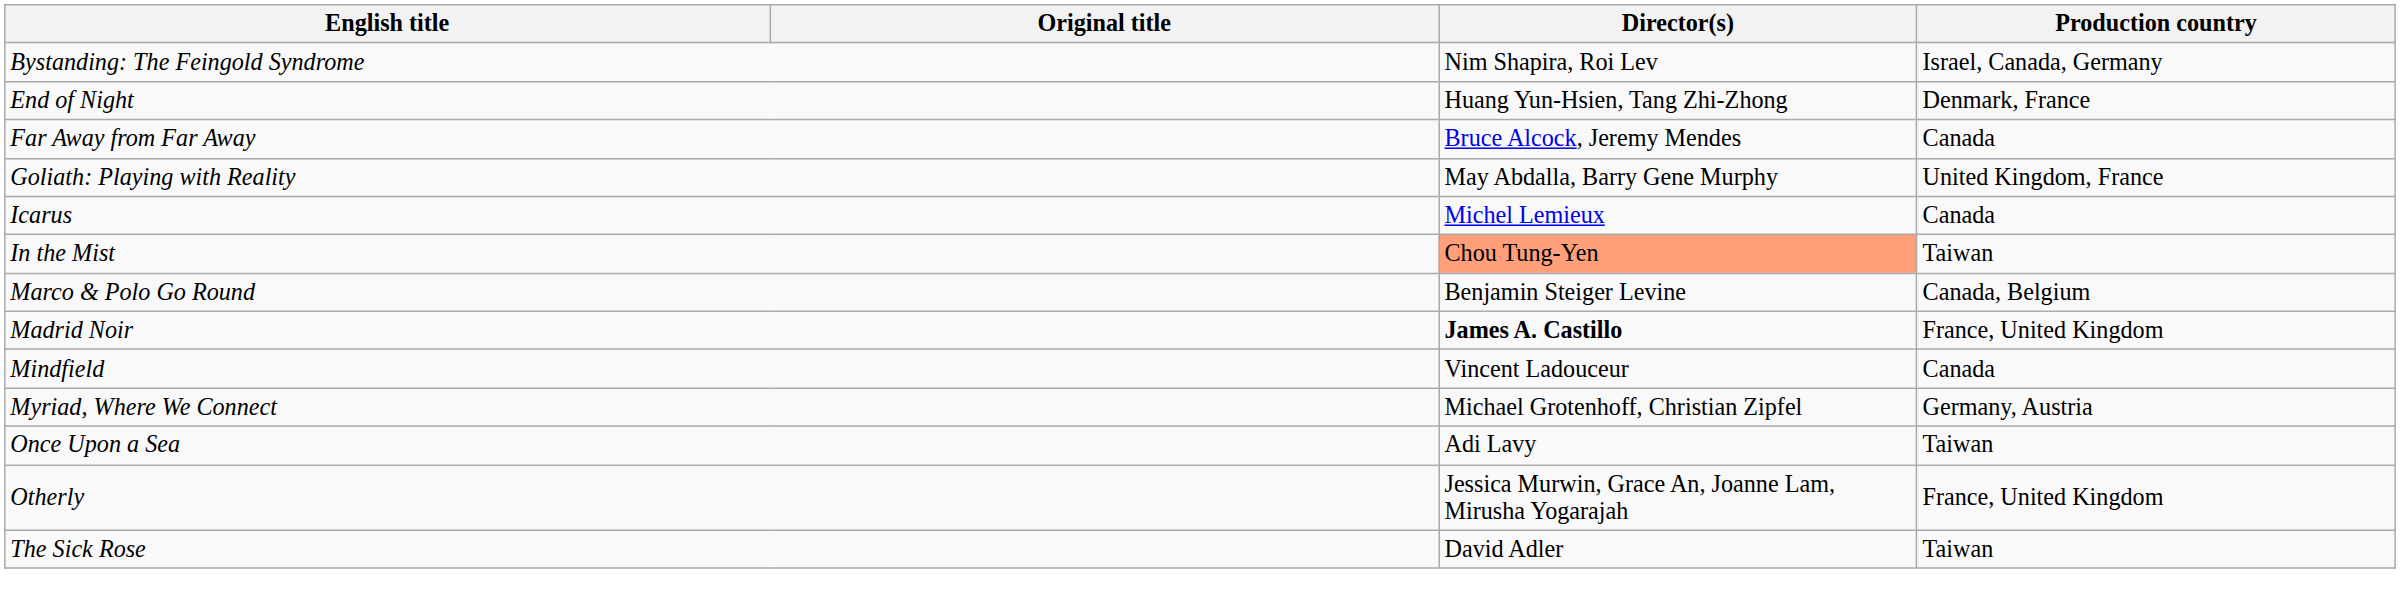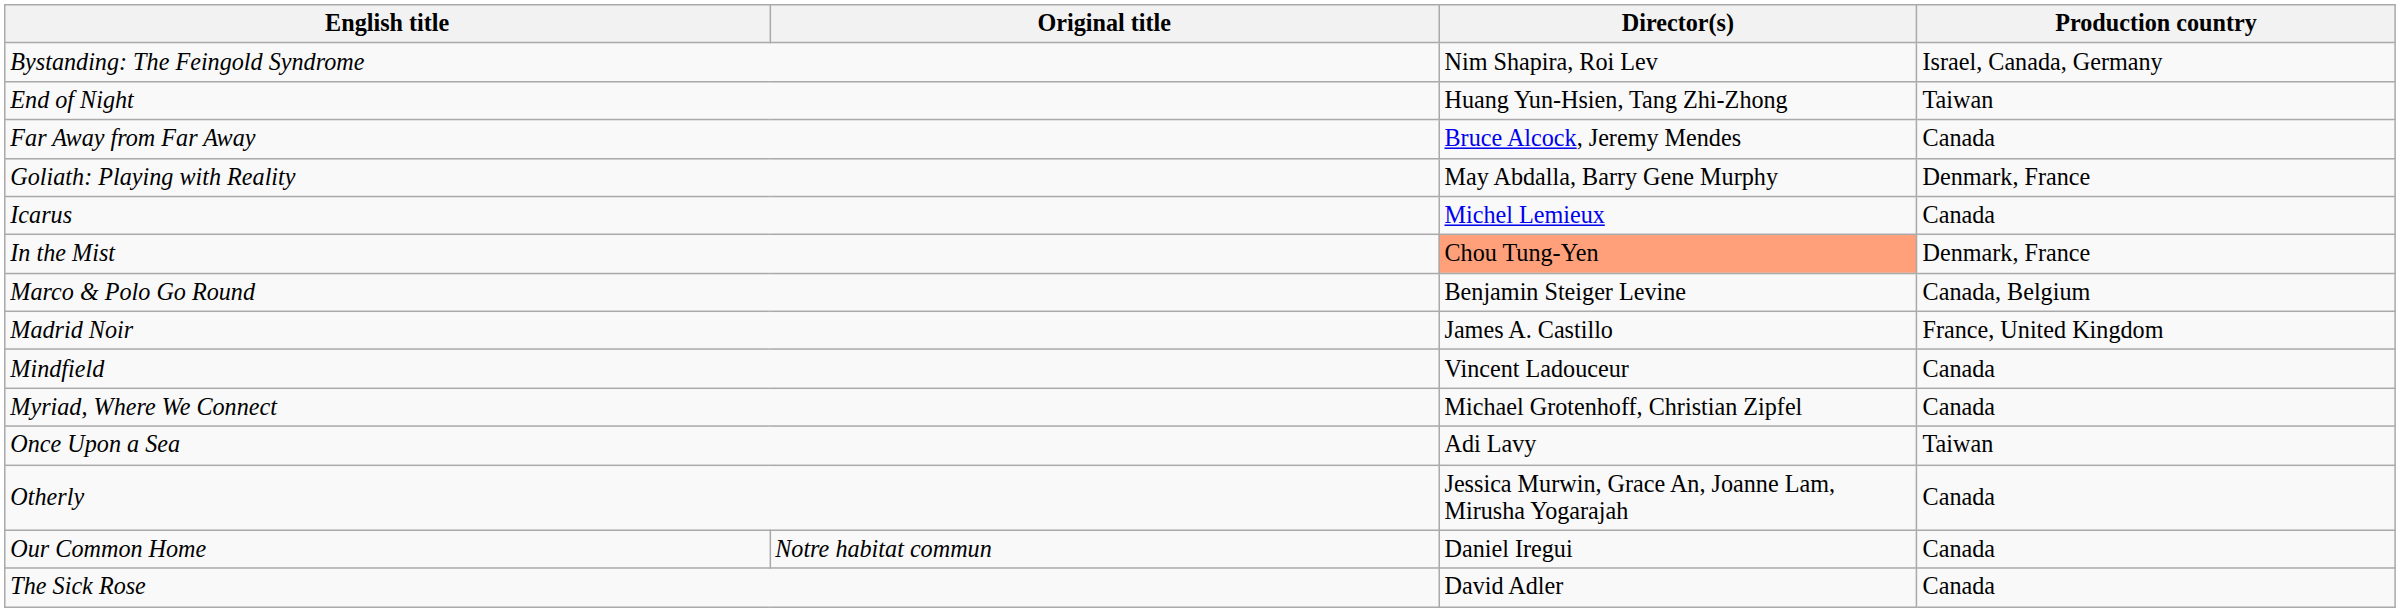(2006, 100) Denmark, France -> (1958, 100) Taiwan
(2043, 176) United Kingdom, France -> (2006, 176) Denmark, France
(1958, 253) Taiwan -> (2006, 253) Denmark, France
(1533, 330) bold -> (1529, 330) normal
(2008, 406) Germany, Austria -> (1959, 406) Canada
(2043, 497) France, United Kingdom -> (1959, 497) Canada
+ row: (108, 548)
(1958, 548) Taiwan -> (1959, 587) Canada
